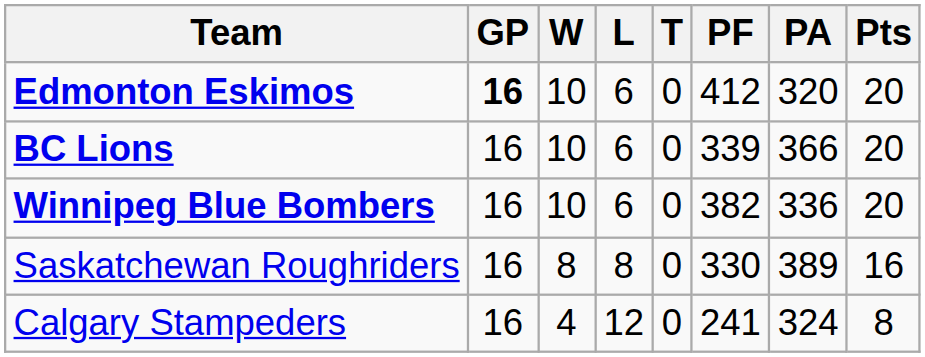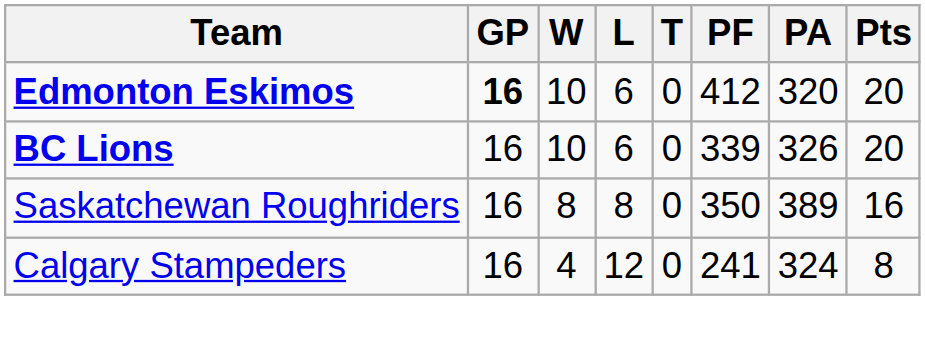(808, 149) 366 -> (808, 149) 326
- row: (224, 206)
(730, 264) 330 -> (730, 206) 350
